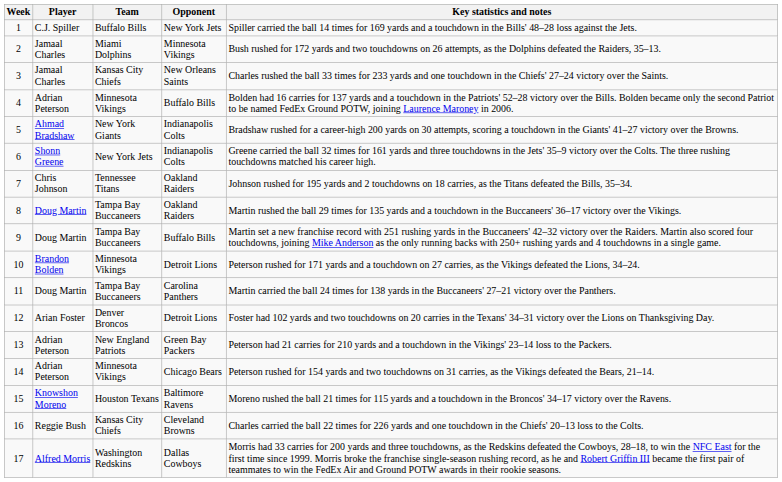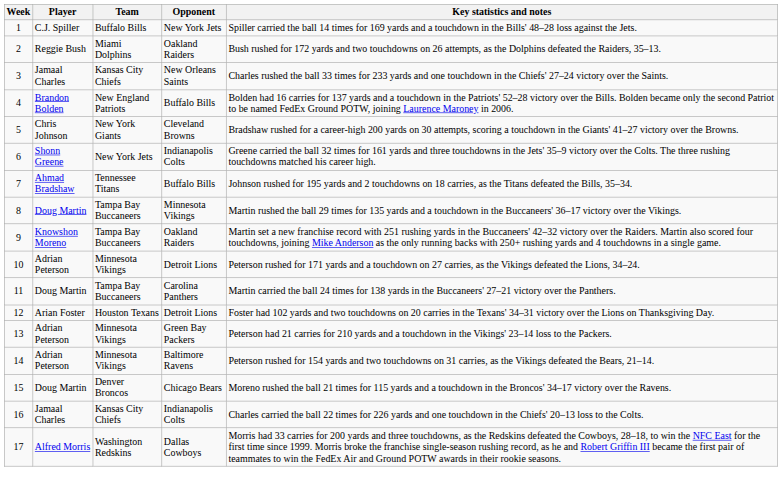(50, 49) Jamaal Charles -> (60, 49) Reggie Bush
(185, 49) Minnesota Vikings -> (181, 49) Oakland Raiders
(52, 103) Adrian Peterson -> (52, 103) Brandon Bolden
(116, 103) Minnesota Vikings -> (122, 103) New England Patriots
(55, 130) Ahmad Bradshaw -> (51, 130) Chris Johnson
(188, 130) Indianapolis Colts -> (184, 130) Cleveland Browns
(51, 183) Chris Johnson -> (55, 183) Ahmad Bradshaw
(181, 183) Oakland Raiders -> (189, 183) Buffalo Bills
(181, 210) Oakland Raiders -> (185, 210) Minnesota Vikings
(61, 237) Doug Martin -> (56, 237) Knowshon Moreno
(189, 237) Buffalo Bills -> (181, 237) Oakland Raiders
(52, 264) Brandon Bolden -> (52, 264) Adrian Peterson
(111, 318) Denver Broncos -> (127, 312) Houston Texans
(122, 345) New England Patriots -> (116, 334) Minnesota Vikings
(193, 372) Chicago Bears -> (184, 360) Baltimore Ravens
(56, 399) Knowshon Moreno -> (61, 387) Doug Martin
(127, 399) Houston Texans -> (111, 387) Denver Broncos
(184, 399) Baltimore Ravens -> (193, 387) Chicago Bears
(60, 425) Reggie Bush -> (50, 414) Jamaal Charles
(184, 425) Cleveland Browns -> (188, 414) Indianapolis Colts
